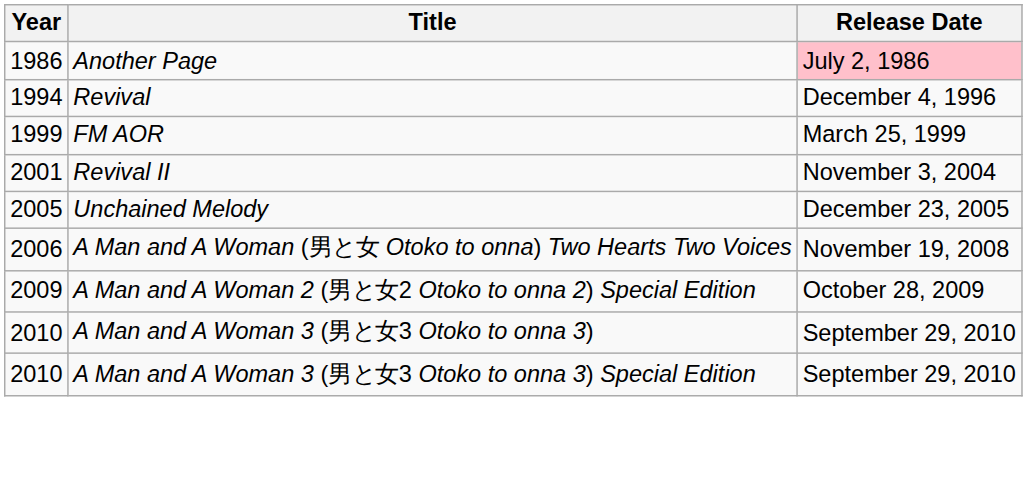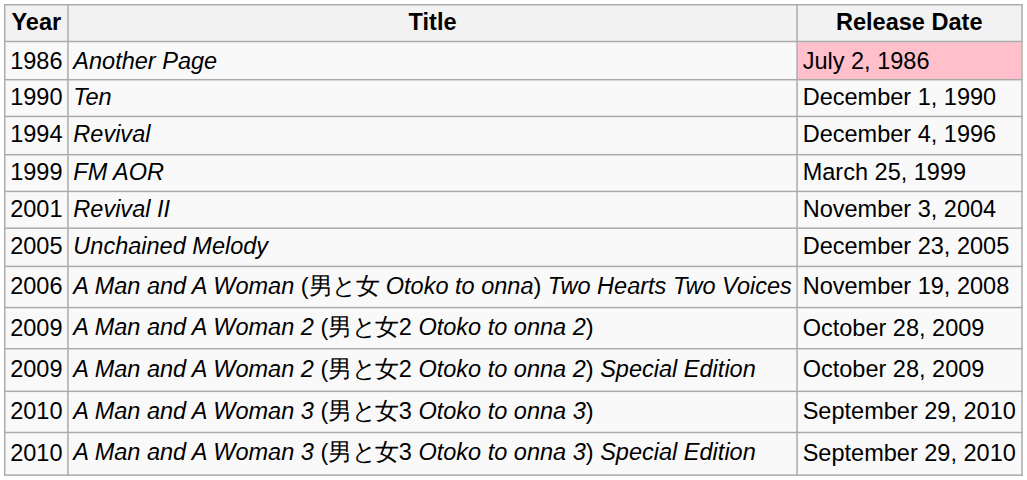+ row: (93, 97)
+ row: (333, 327)
